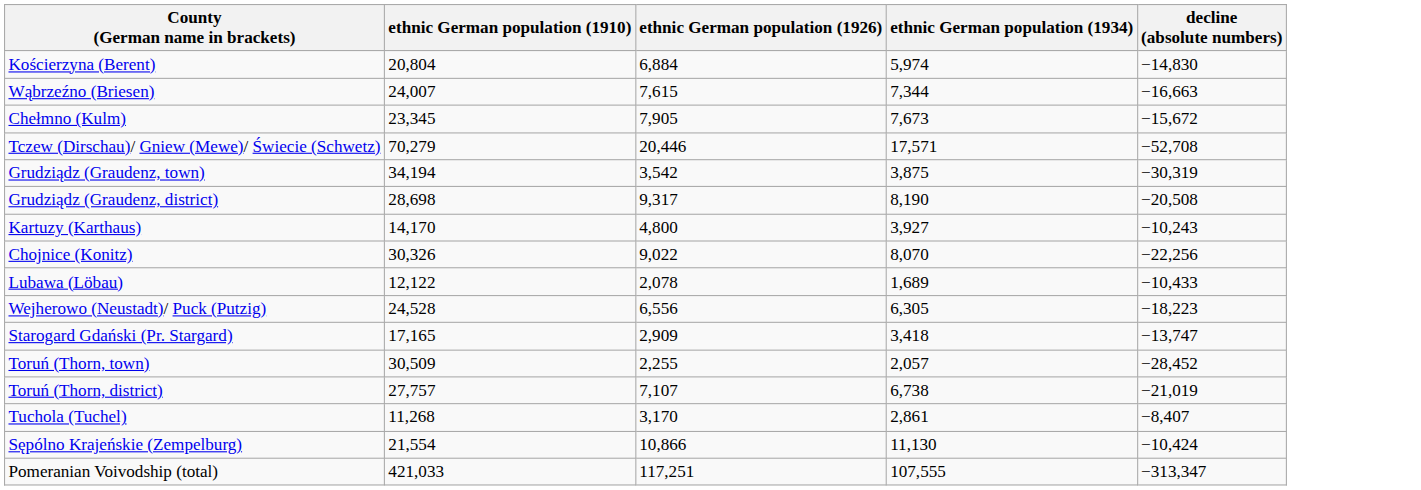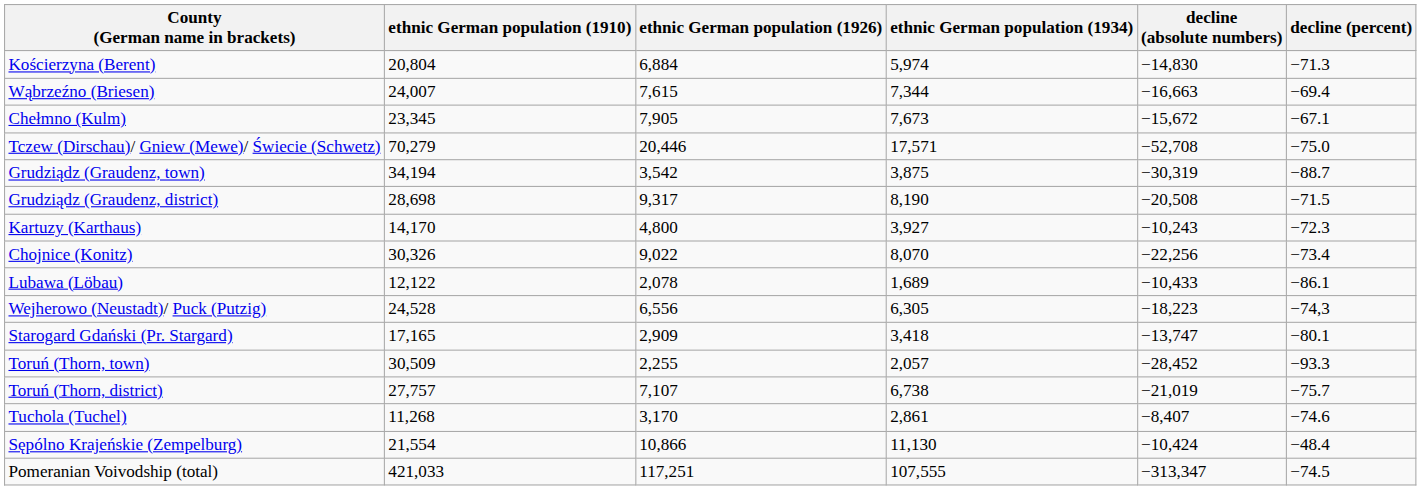+ column: (1351, 27)
